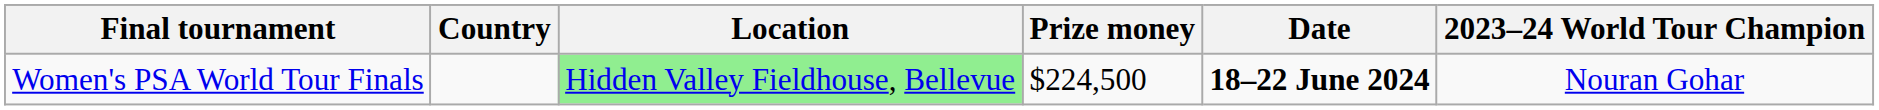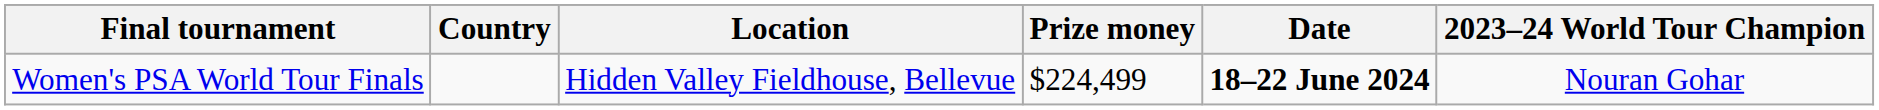(790, 78) lightgreen background -> (790, 78) no background
(1088, 78) $224,500 -> (1088, 78) $224,499
